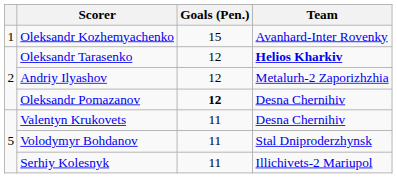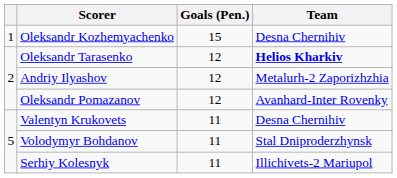(322, 36) Avanhard-Inter Rovenky -> (300, 36) Desna Chernihiv
(215, 99) bold -> (215, 99) normal
(300, 99) Desna Chernihiv -> (322, 99) Avanhard-Inter Rovenky
